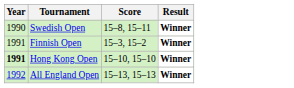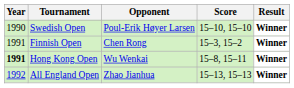+ column: (149, 12)
(127, 28) 15–8, 15–11 -> (225, 28) 15–10, 15–10
(130, 59) 15–10, 15–10 -> (223, 59) 15–8, 15–11
